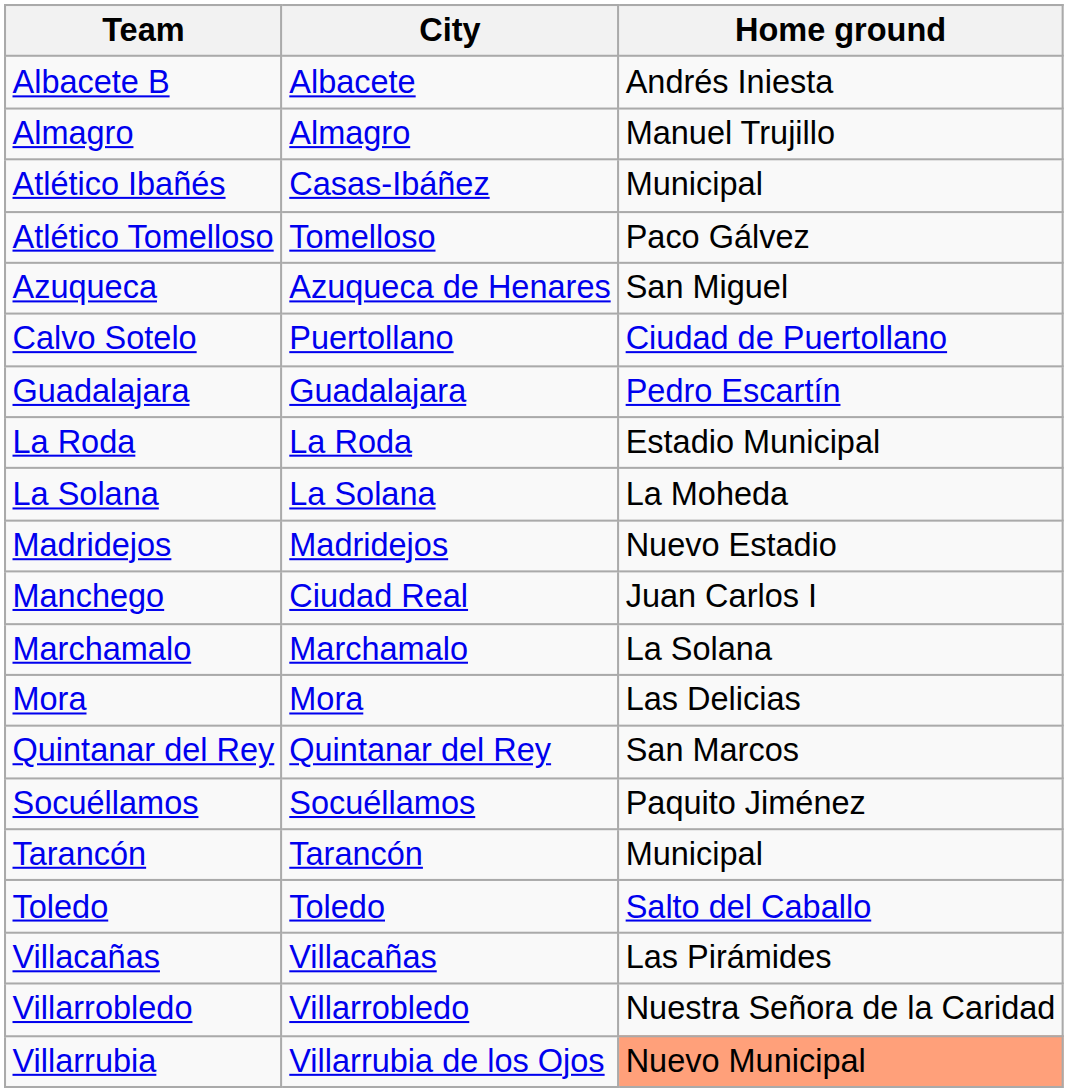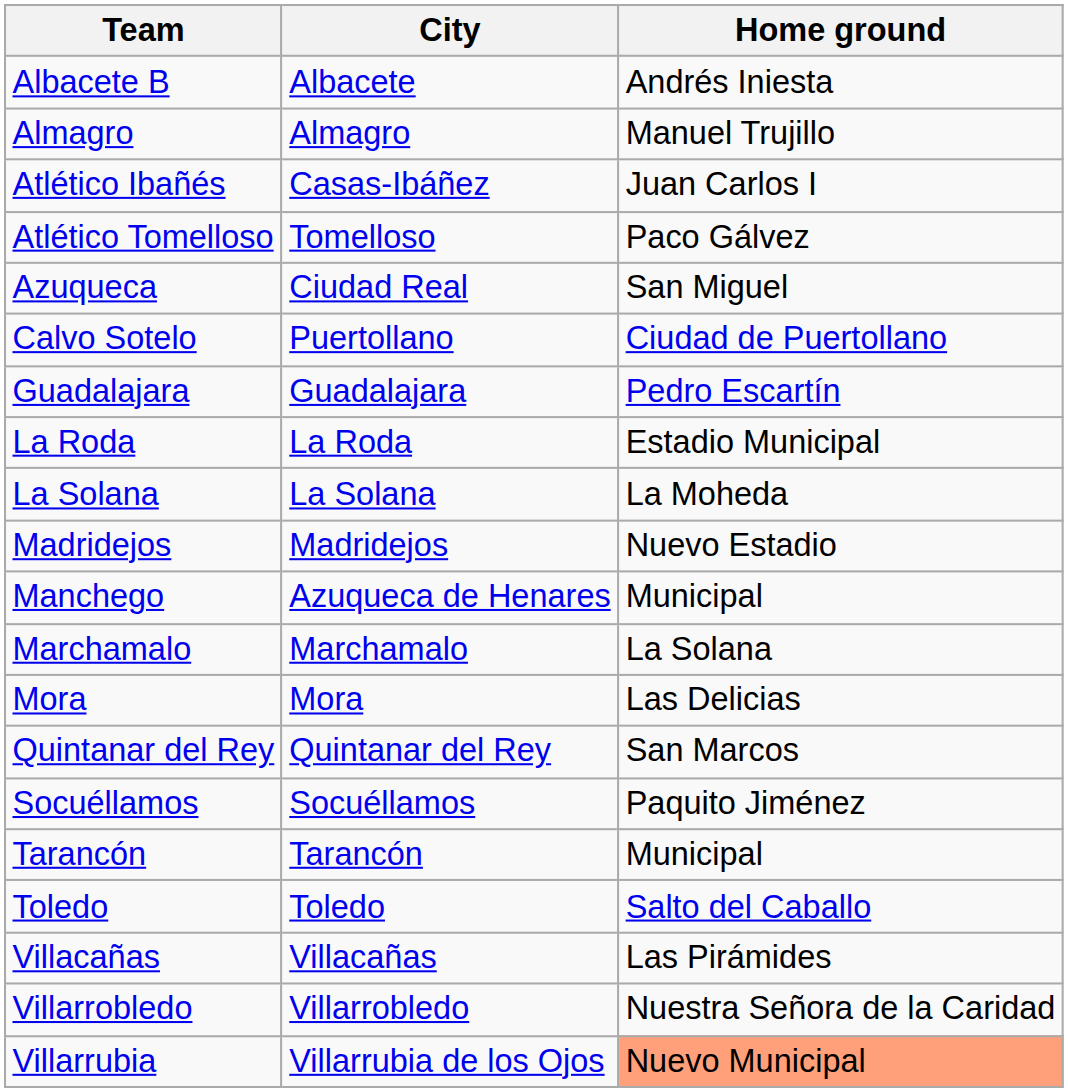(694, 184) Municipal -> (721, 184) Juan Carlos I
(450, 287) Azuqueca de Henares -> (379, 287) Ciudad Real
(379, 596) Ciudad Real -> (450, 596) Azuqueca de Henares
(721, 596) Juan Carlos I -> (694, 596) Municipal
